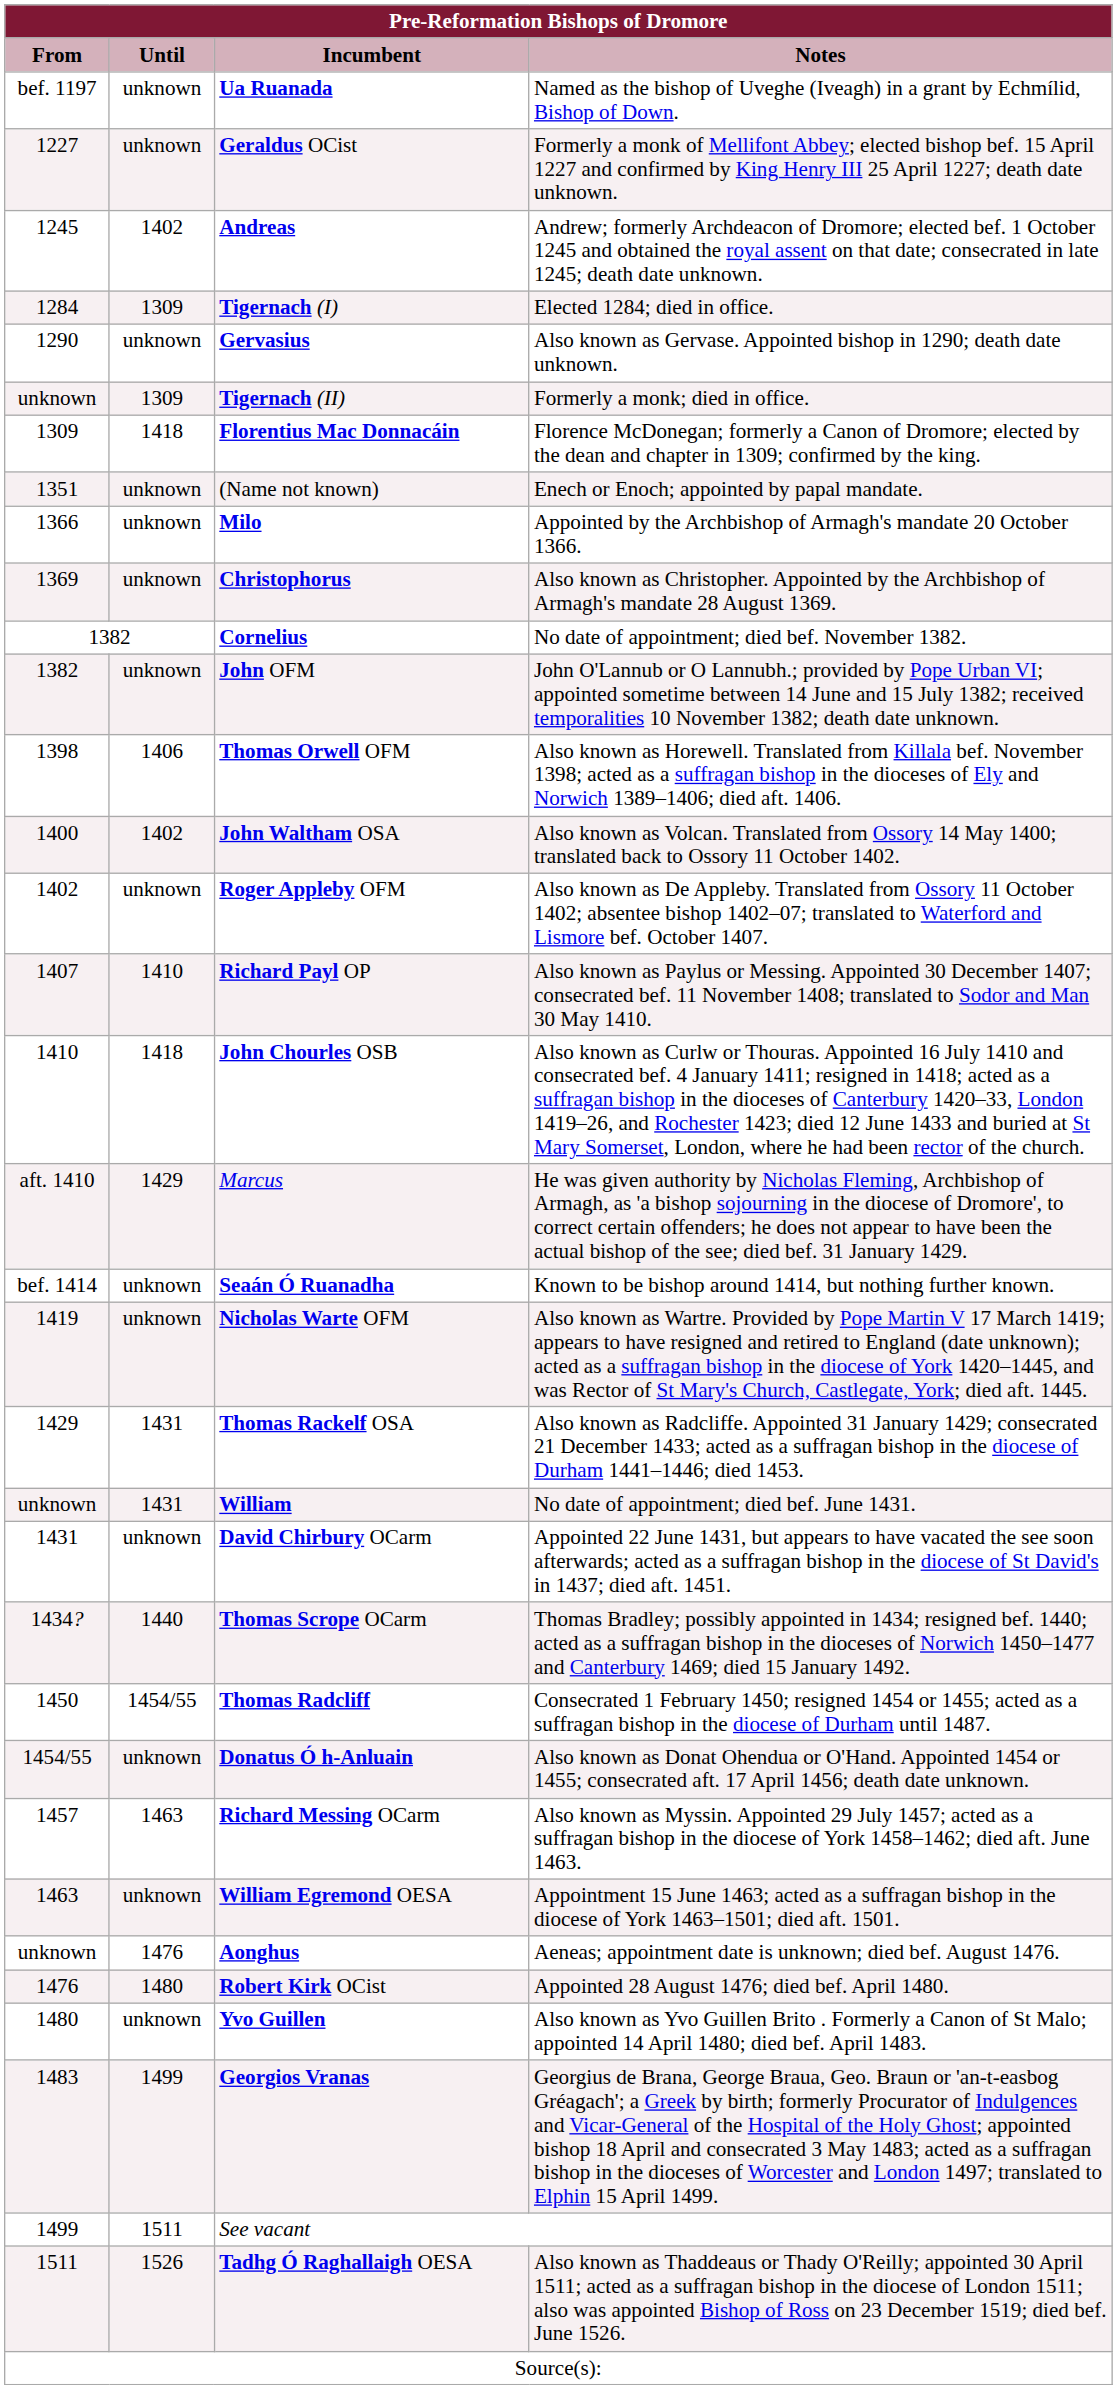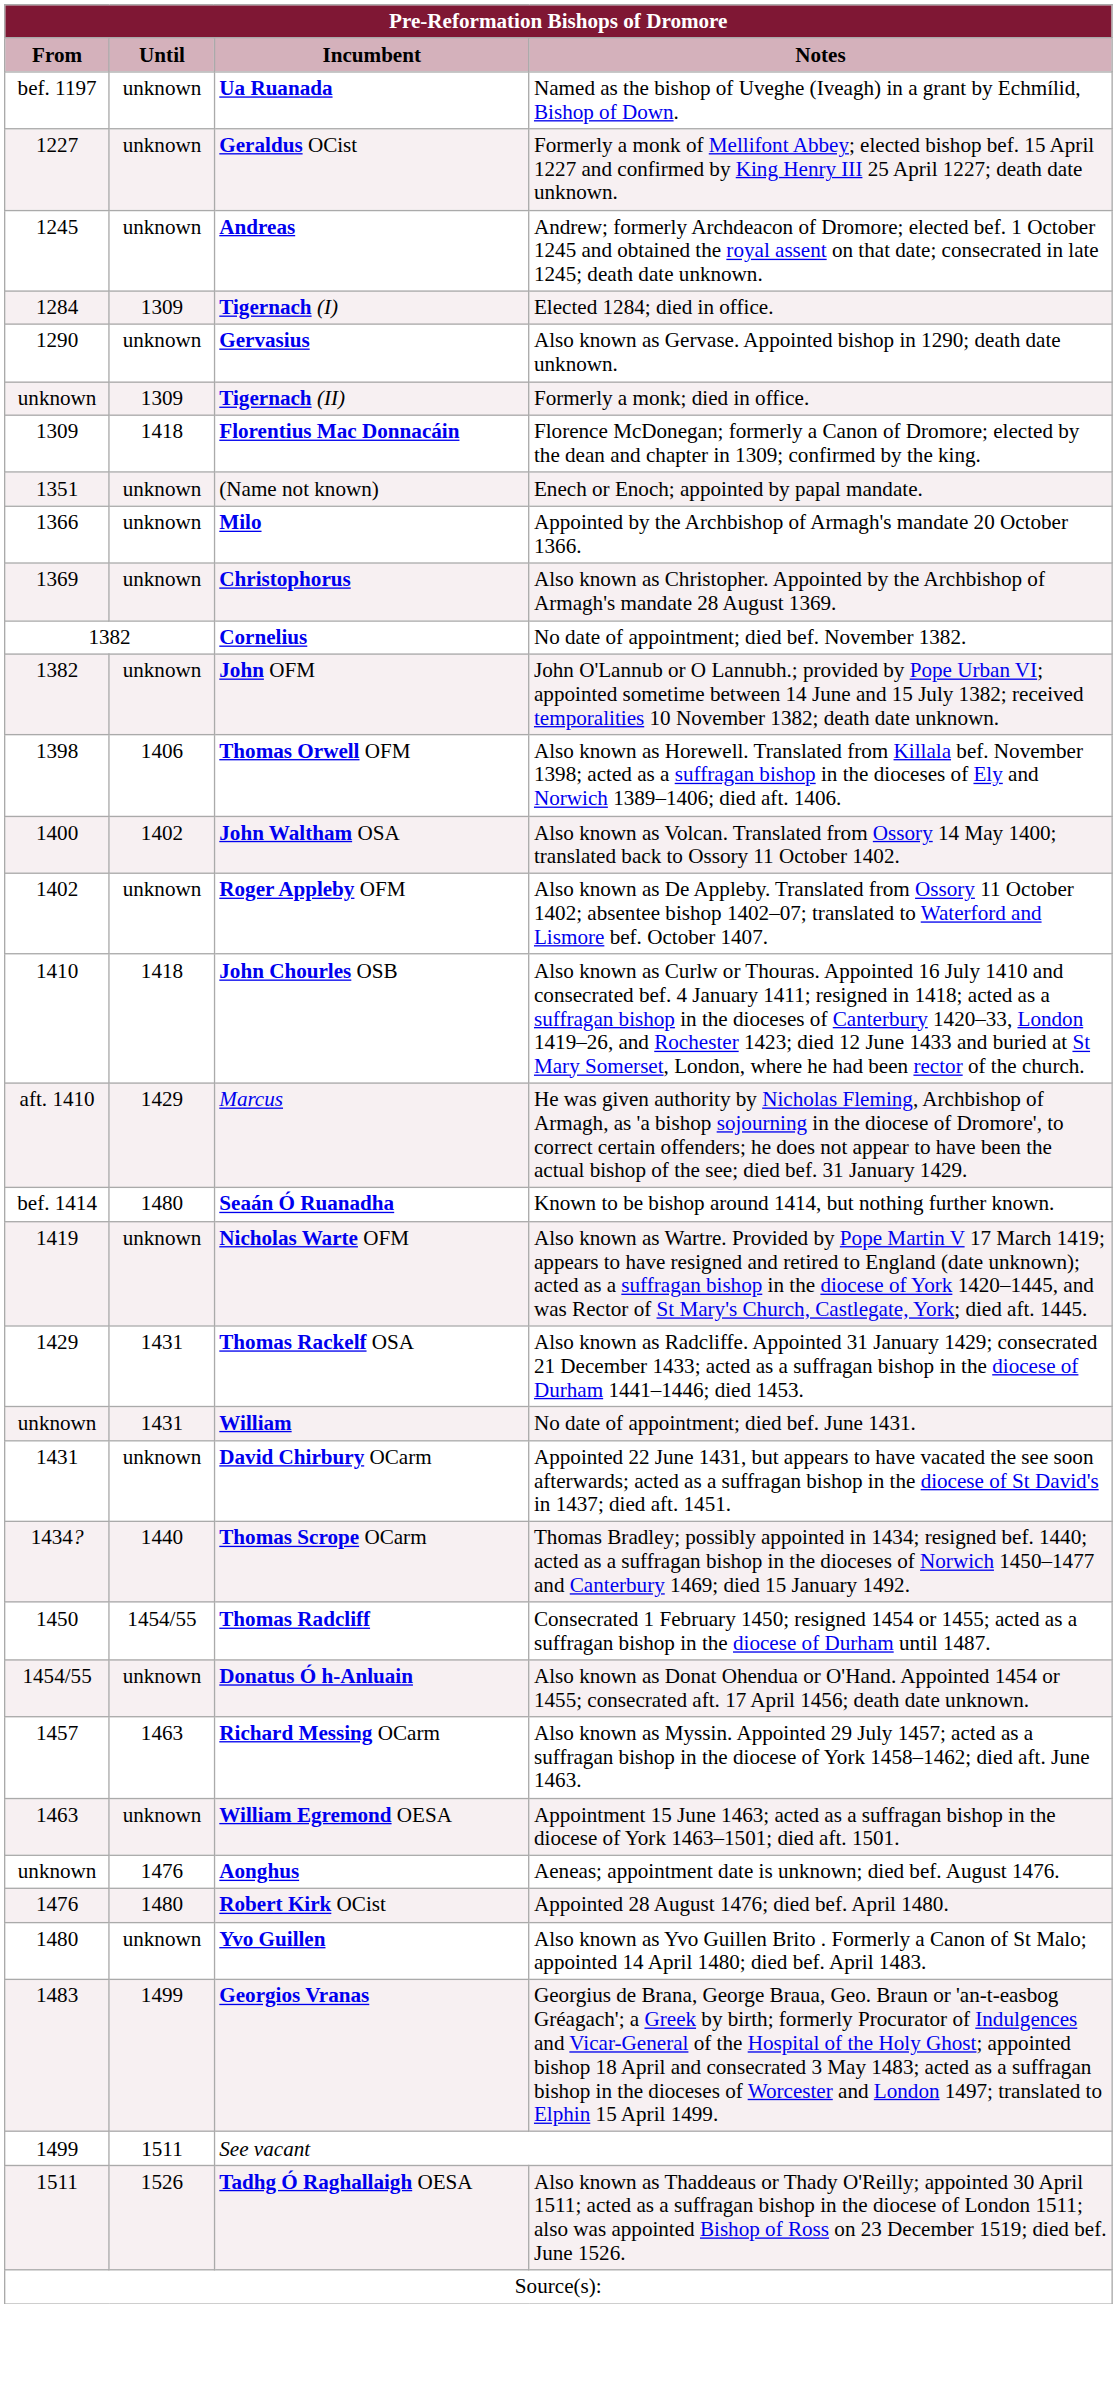(162, 226) 1402 -> (162, 226) unknown
- row: (295, 970)
(162, 1285) unknown -> (162, 1204) 1480
